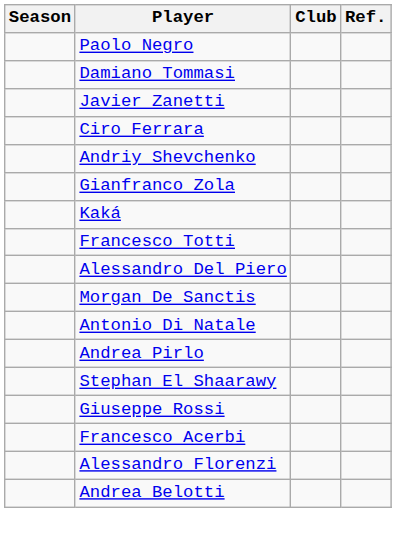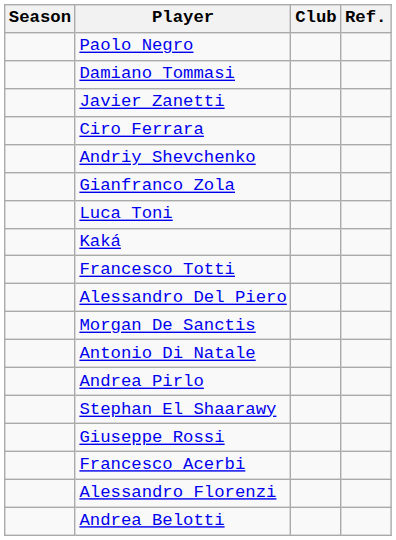+ row: (126, 214)
